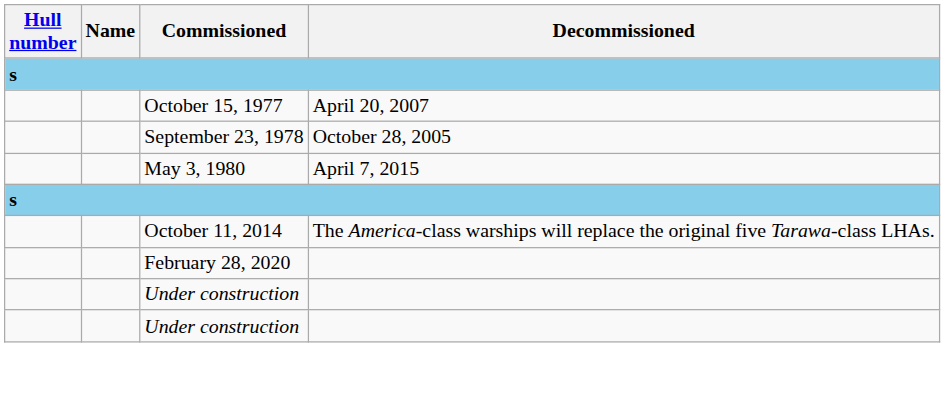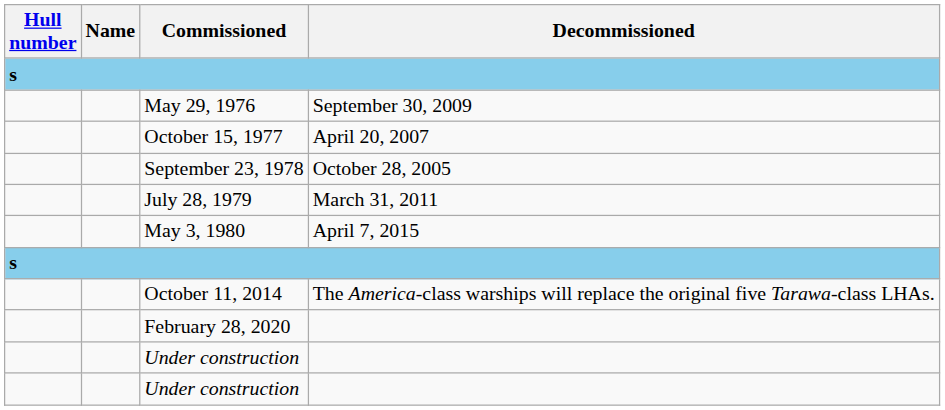+ row: (200, 105)
+ row: (198, 199)
